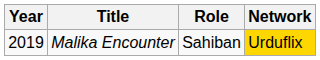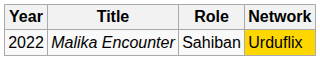(26, 42) 2019 -> (26, 42) 2022
